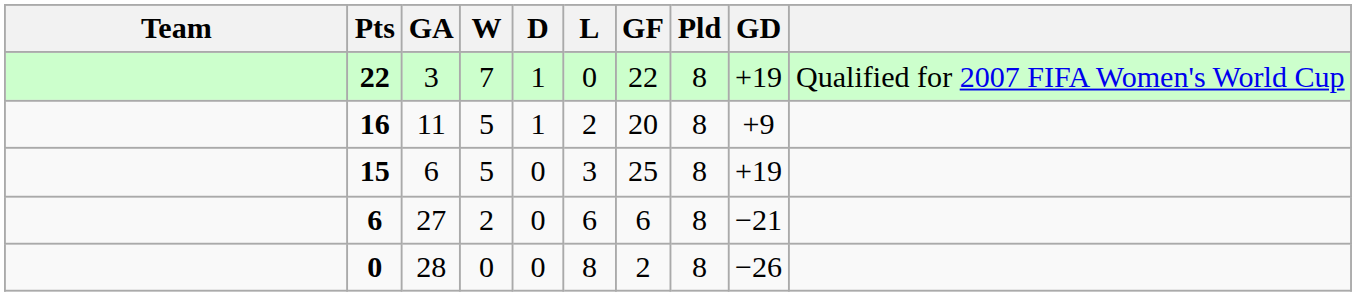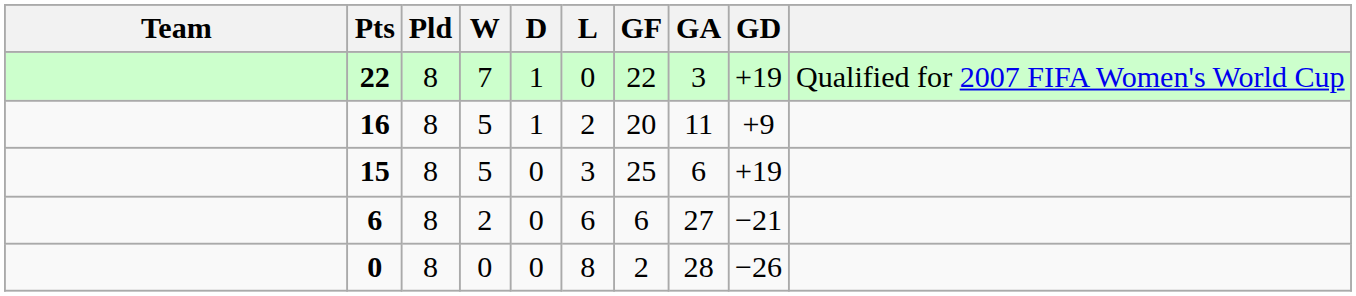columns swapped: (699, 28) <-> (431, 28)
